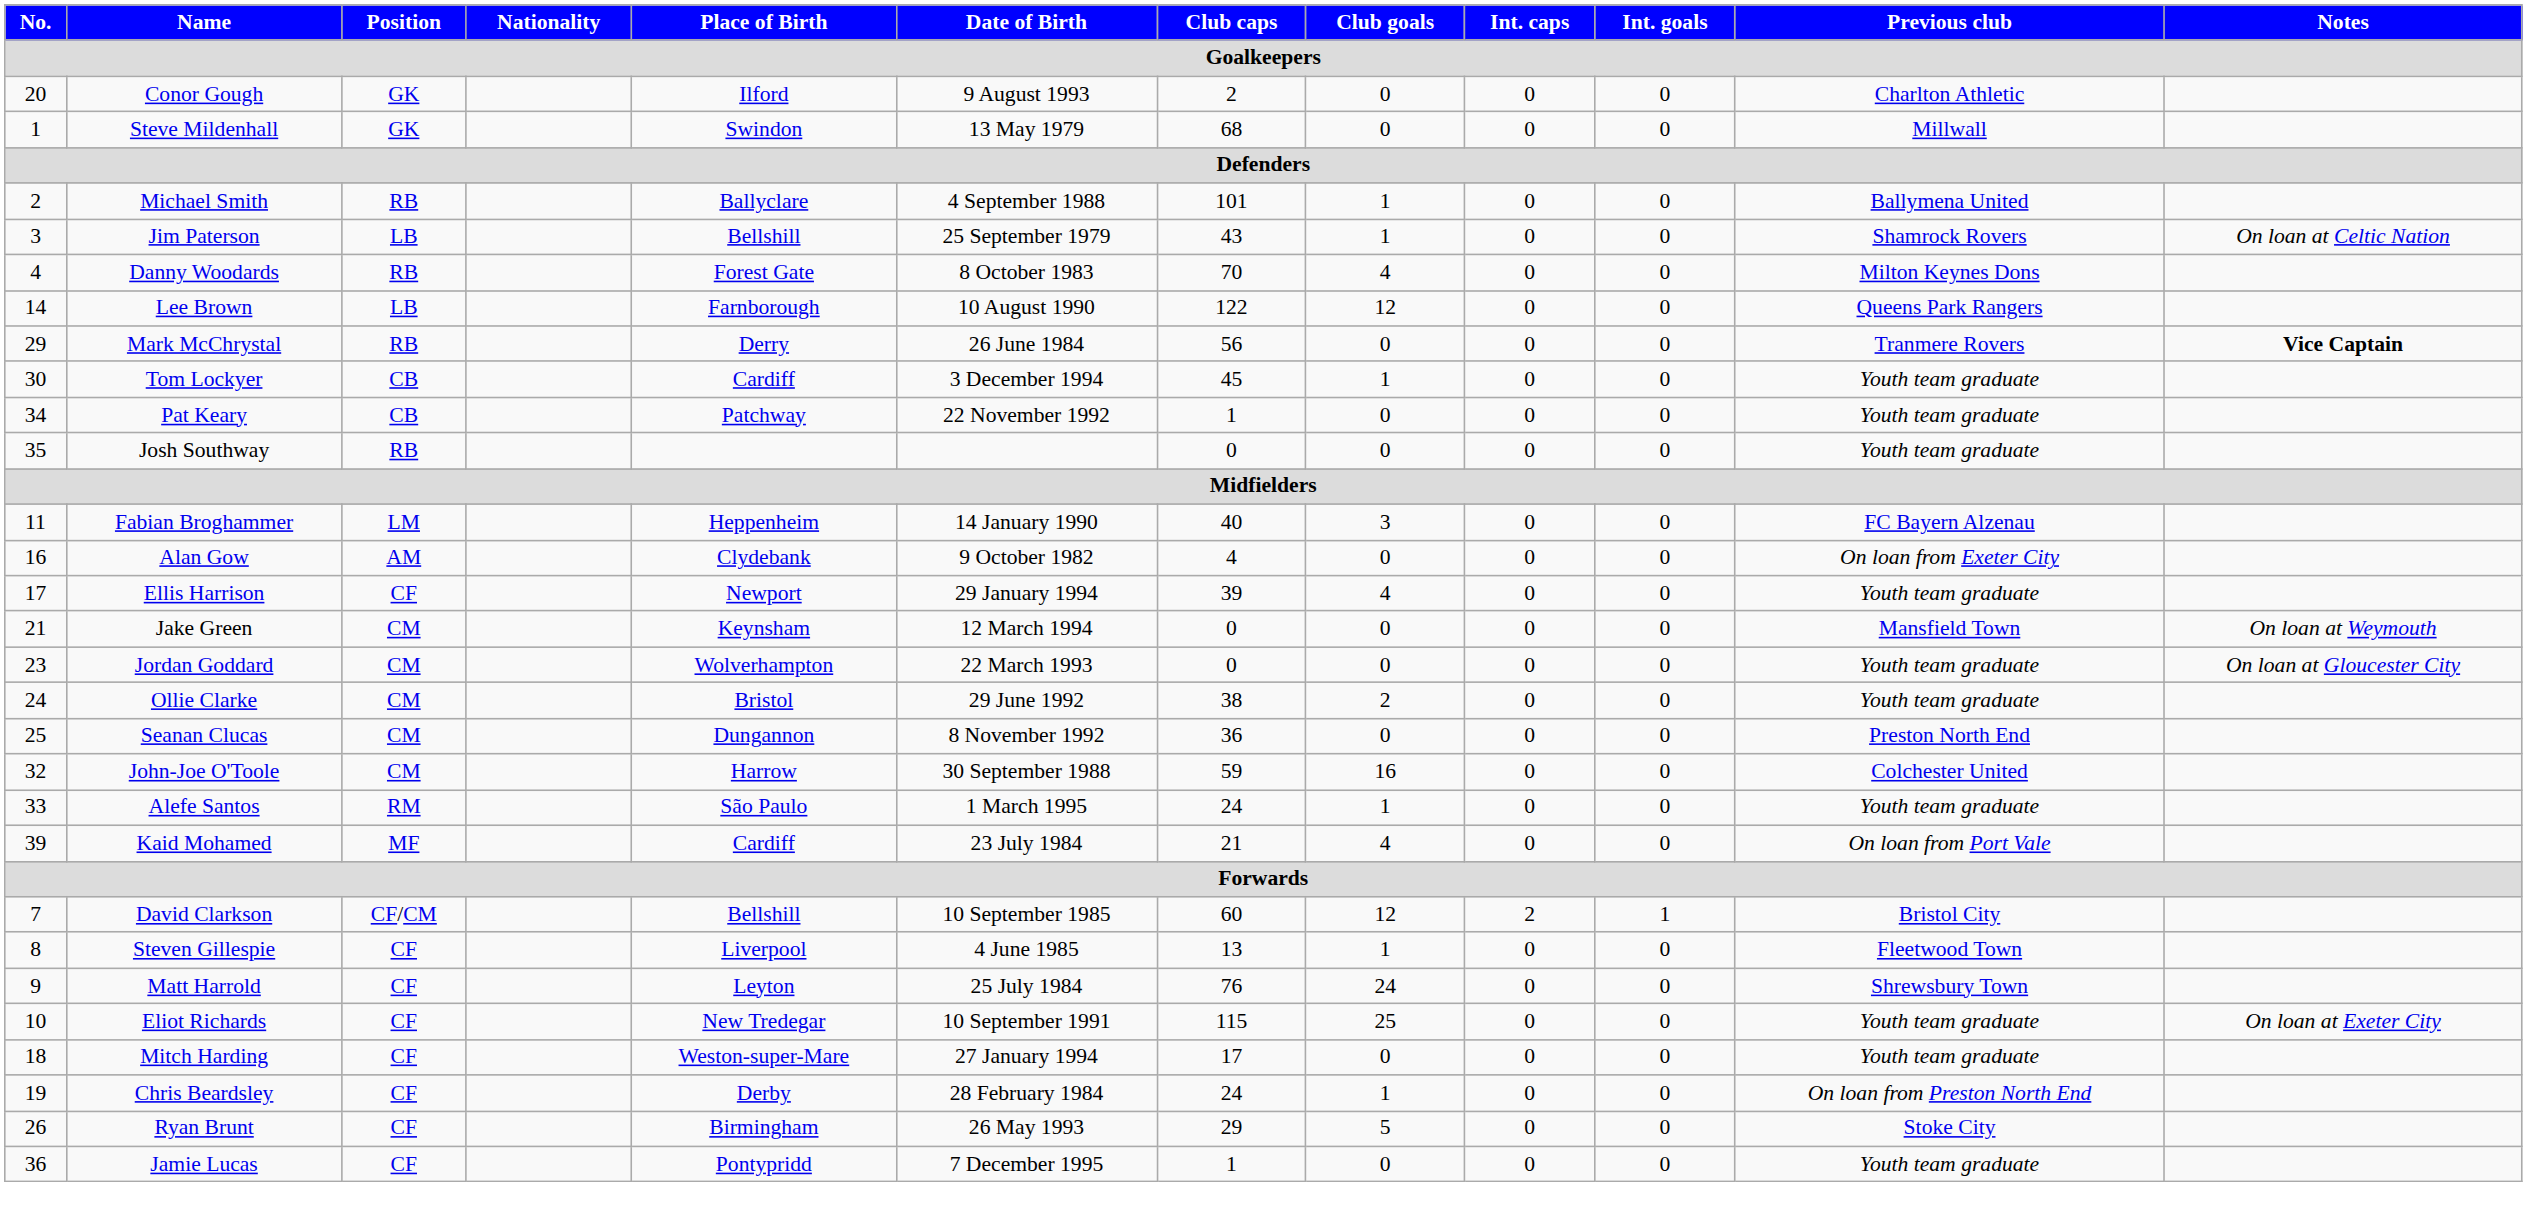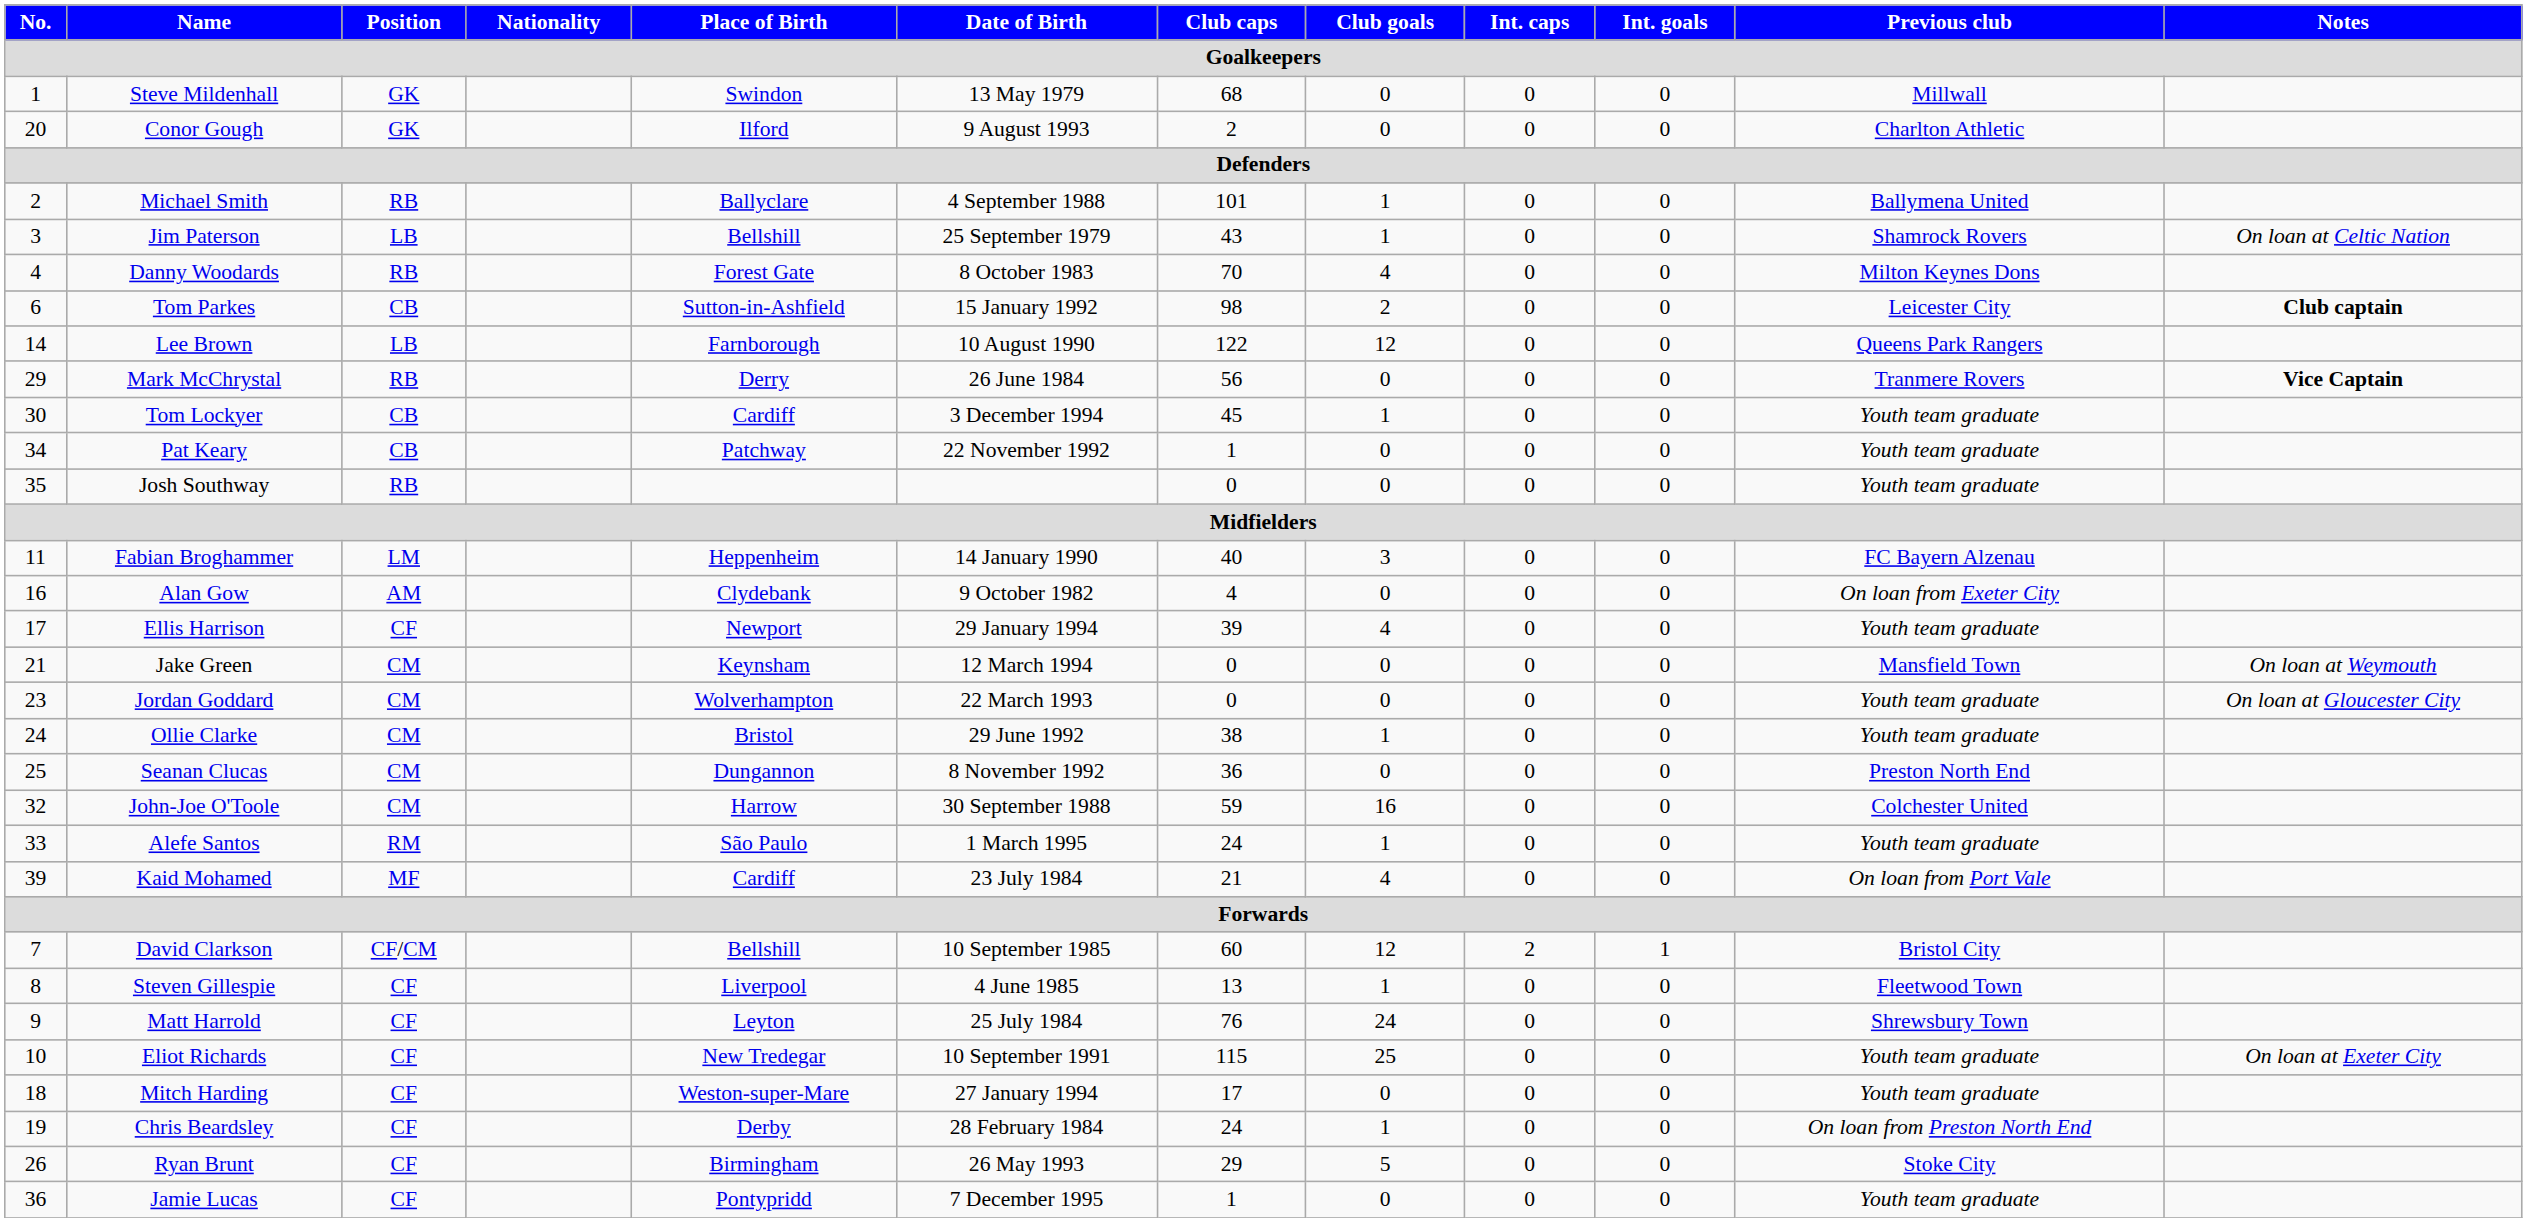rows swapped: (204, 128) <-> (204, 93)
+ row: (204, 307)
(1385, 699) 2 -> (1385, 735) 1
